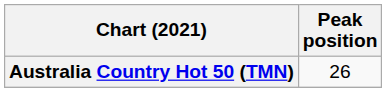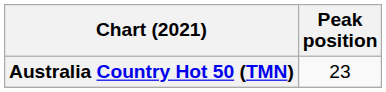(340, 71) 26 -> (340, 71) 23
